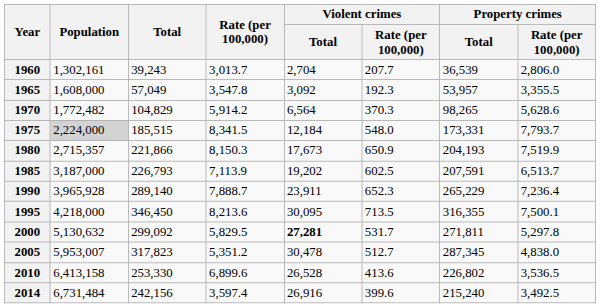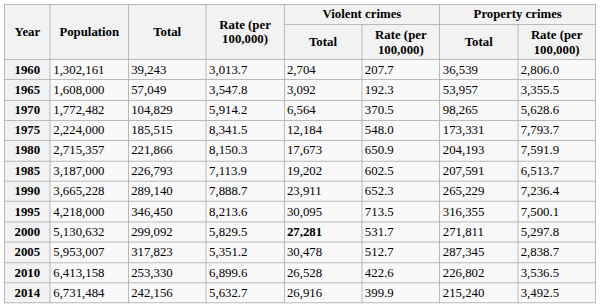(379, 110) 370.3 -> (379, 110) 370.5
(79, 130) lightgrey background -> (79, 130) no background
(540, 150) 7,519.9 -> (540, 150) 7,591.9
(79, 191) 3,965,928 -> (79, 191) 3,665,228
(540, 252) 4,838.0 -> (540, 252) 2,838.7
(379, 272) 413.6 -> (379, 272) 422.6
(228, 292) 3,597.4 -> (228, 292) 5,632.7
(379, 292) 399.6 -> (379, 292) 399.9
